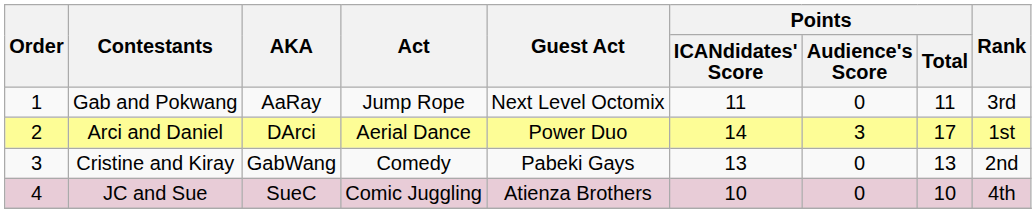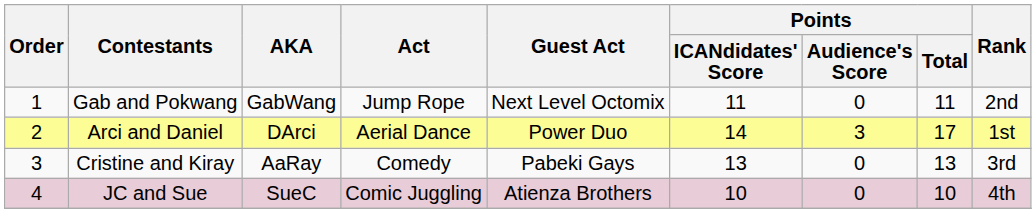(291, 102) AaRay -> (291, 102) GabWang
(1002, 102) 3rd -> (1002, 102) 2nd
(291, 163) GabWang -> (291, 163) AaRay
(1002, 163) 2nd -> (1002, 163) 3rd
